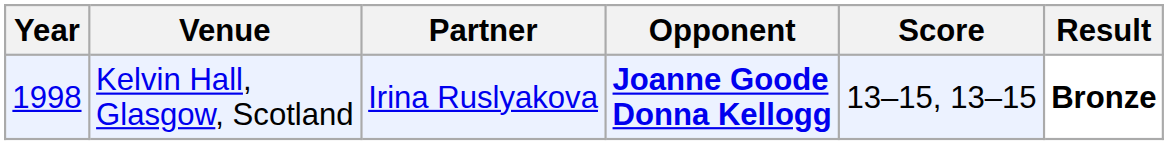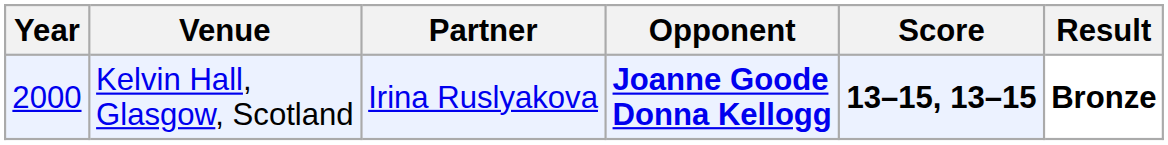(47, 96) 1998 -> (47, 96) 2000
(942, 96) normal -> (942, 96) bold
